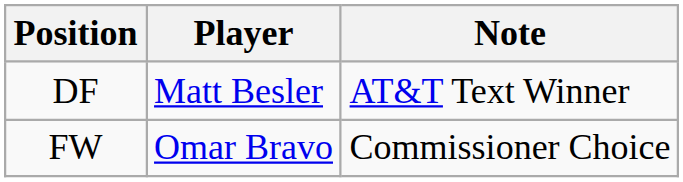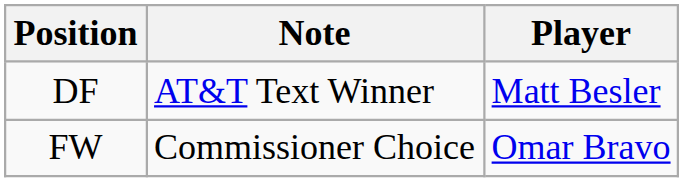columns swapped: (244, 33) <-> (510, 33)
